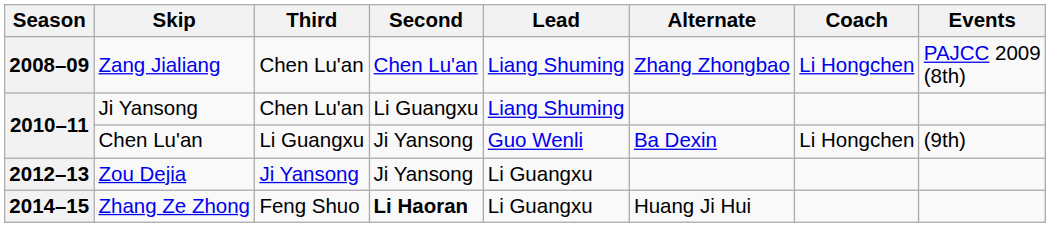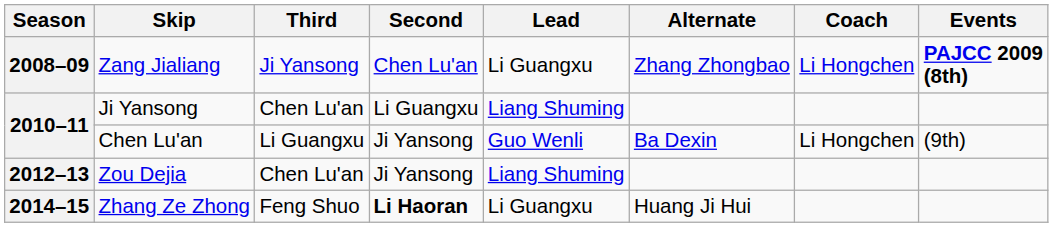(311, 64) Chen Lu'an -> (309, 64) Ji Yansong
(556, 64) Liang Shuming -> (540, 64) Li Guangxu
(982, 64) normal -> (983, 64) bold
(309, 173) Ji Yansong -> (311, 173) Chen Lu'an
(540, 173) Li Guangxu -> (556, 173) Liang Shuming
